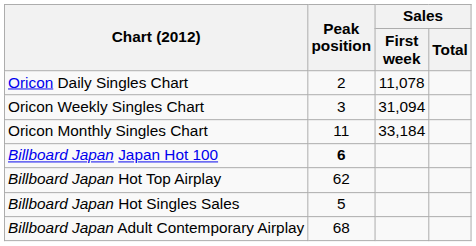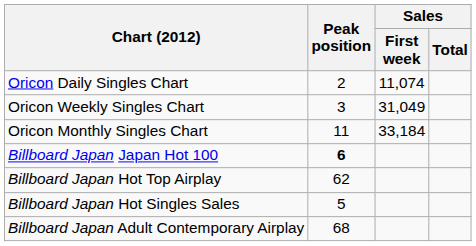(402, 82) 11,078 -> (402, 82) 11,074
(402, 107) 31,094 -> (402, 107) 31,049
